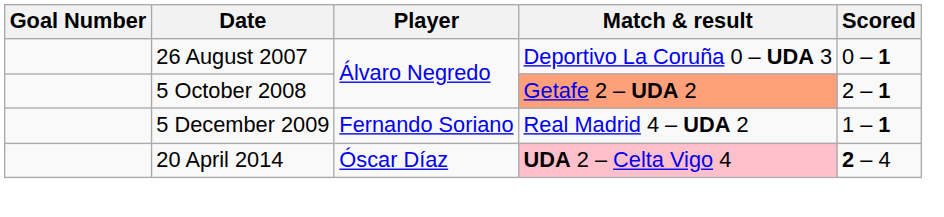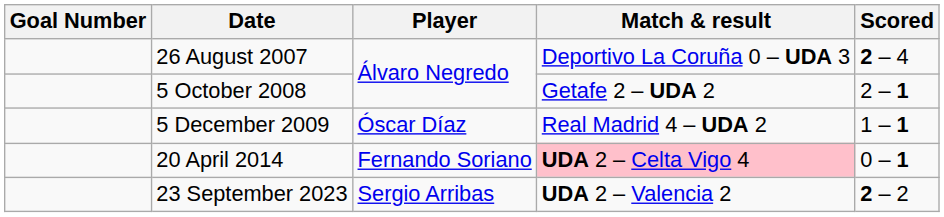(866, 56) 0 – 1 -> (884, 56) 2 – 4
(610, 90) lightsalmon background -> (628, 90) no background
(426, 125) Fernando Soriano -> (412, 125) Óscar Díaz
(394, 159) Óscar Díaz -> (445, 159) Fernando Soriano
(866, 159) 2 – 4 -> (884, 159) 0 – 1
+ row: (252, 194)
